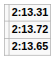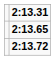rows swapped: (30, 47) <-> (30, 30)
